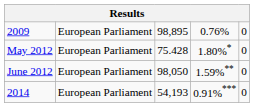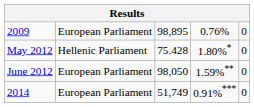(105, 50) European Parliament -> (102, 50) Hellenic Parliament
(173, 91) 54,193 -> (173, 91) 51,749
